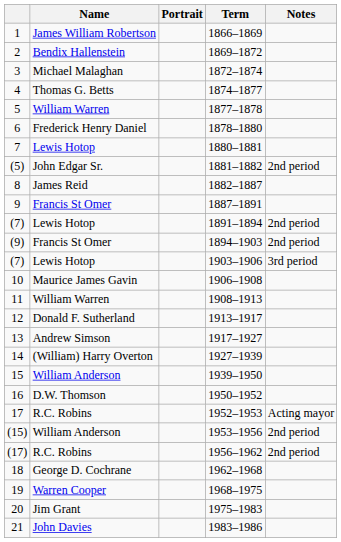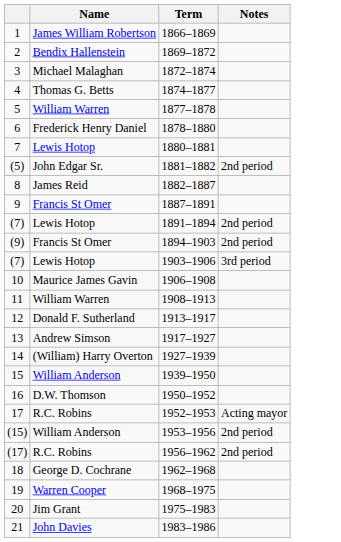- column: (182, 14)
